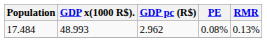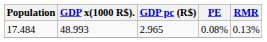(151, 29) 2.962 -> (151, 29) 2.965
